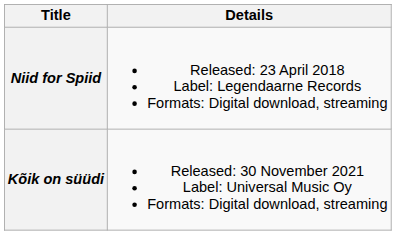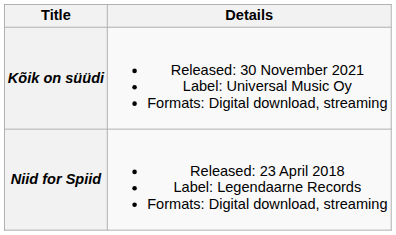rows swapped: (56, 78) <-> (56, 179)
